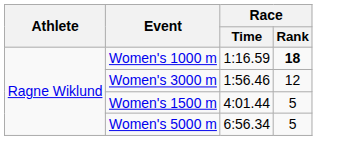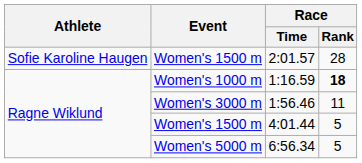+ row: (292, 59)
(293, 81) 12 -> (338, 103) 11
